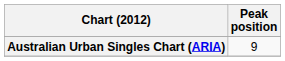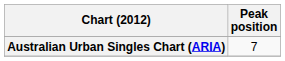(254, 46) 9 -> (254, 46) 7
